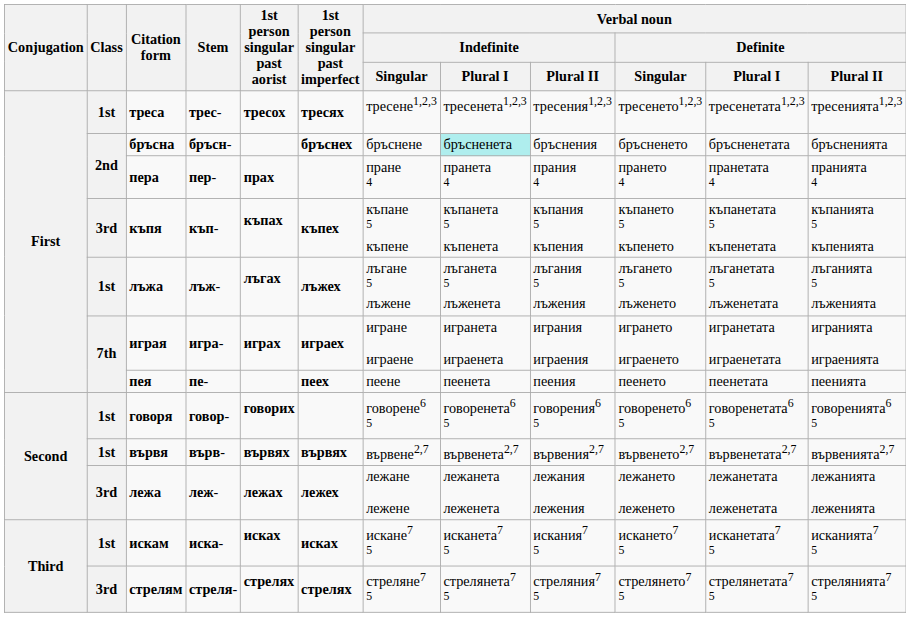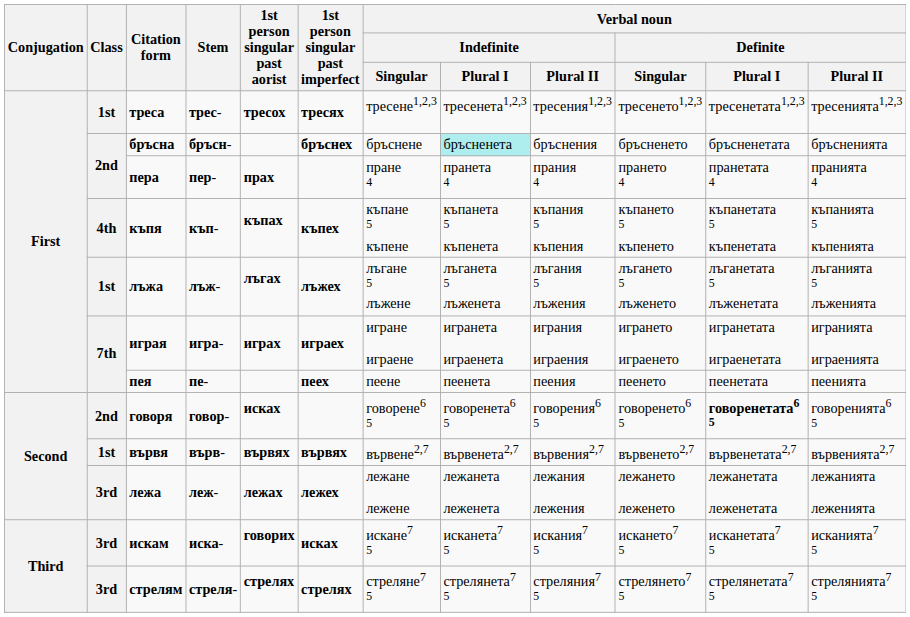(106, 227) 3rd -> (106, 227) 4th
(106, 415) 1st -> (106, 415) 2nd
(269, 407) говорих -> (262, 407) исках
(751, 413) normal -> (754, 415) bold
(106, 543) 1st -> (106, 543) 3rd
(262, 535) исках -> (269, 535) говорих
